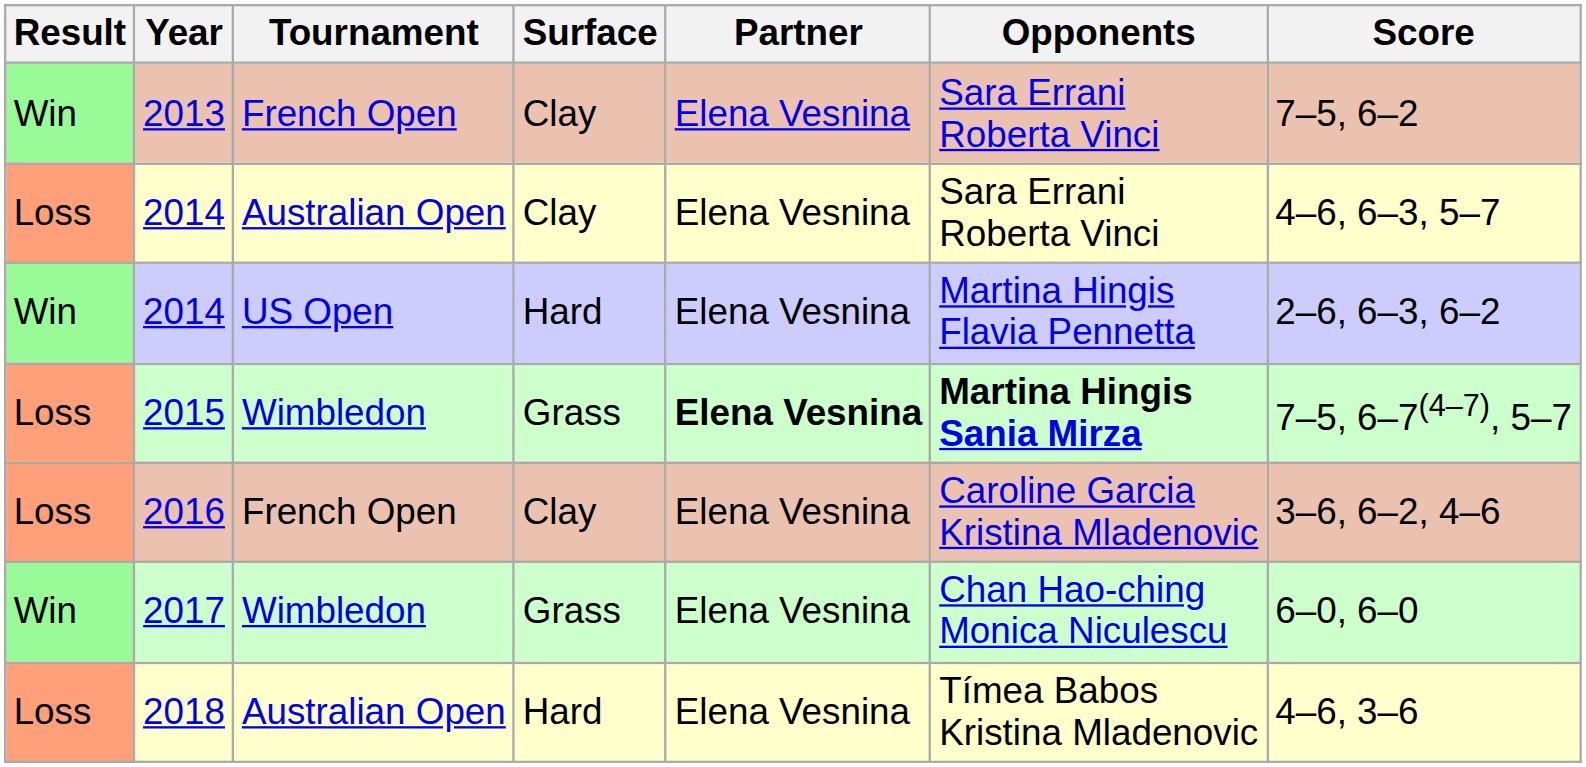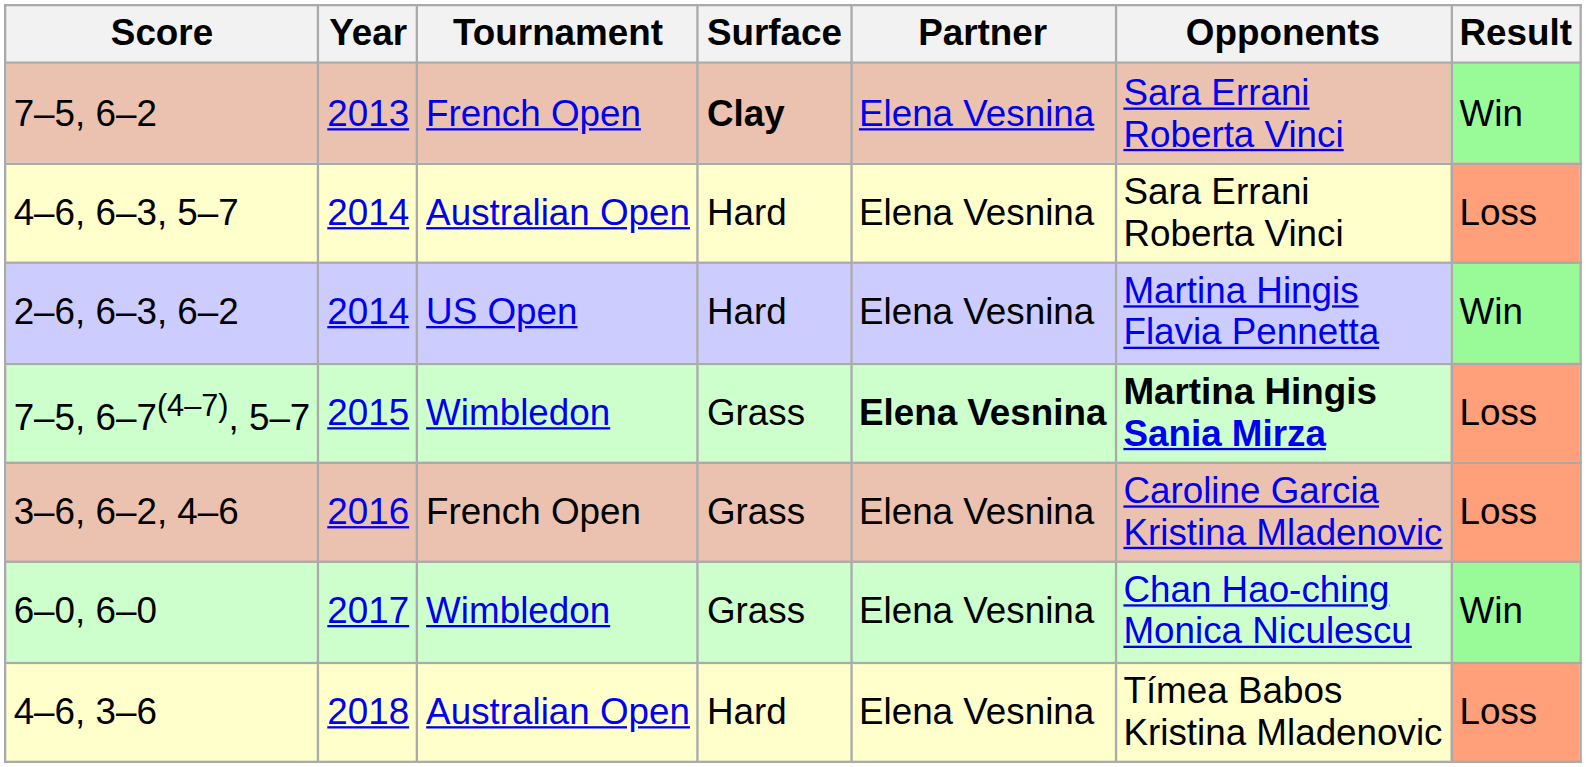columns swapped: (70, 33) <-> (1424, 33)
(560, 112) normal -> (746, 112) bold
(560, 212) Clay -> (747, 212) Hard
(560, 511) Clay -> (756, 511) Grass
